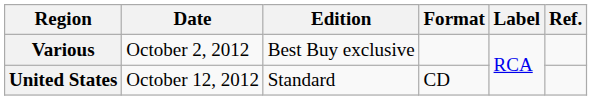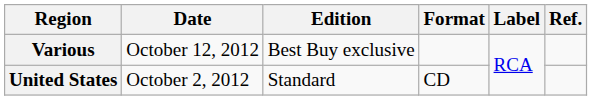(188, 49) October 2, 2012 -> (193, 49) October 12, 2012
(193, 79) October 12, 2012 -> (188, 79) October 2, 2012
